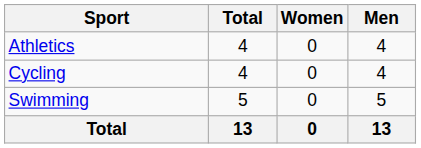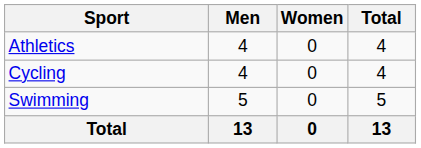columns swapped: (381, 18) <-> (243, 18)
